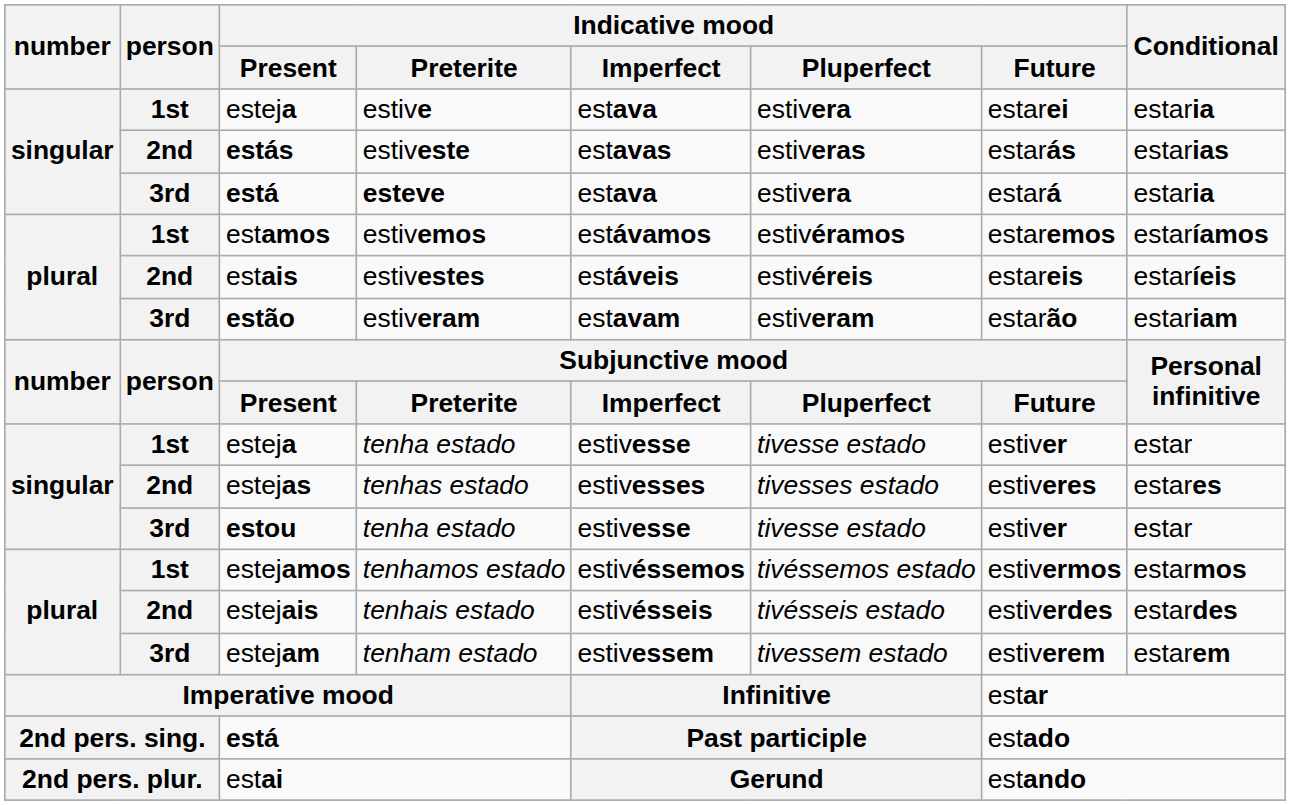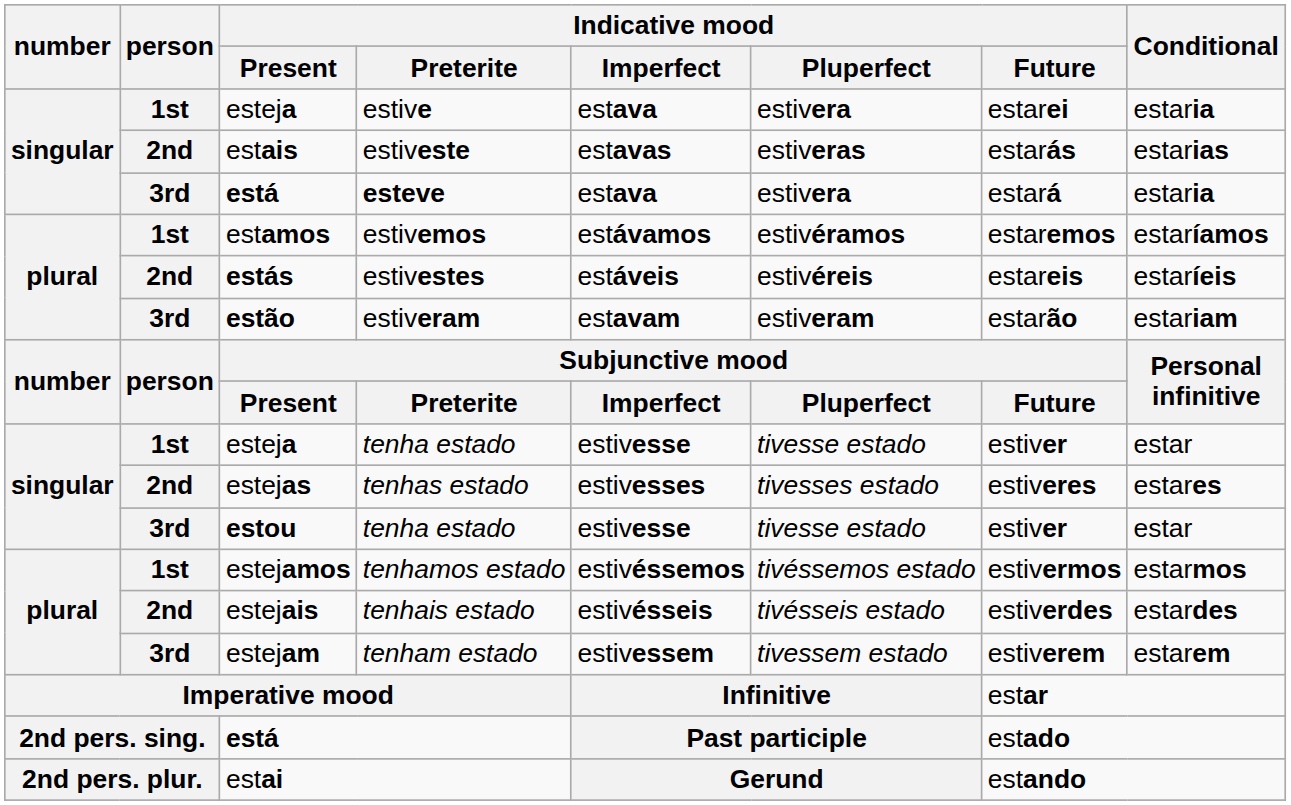(260, 151) estás -> (262, 151) estais
(262, 276) estais -> (260, 276) estás
